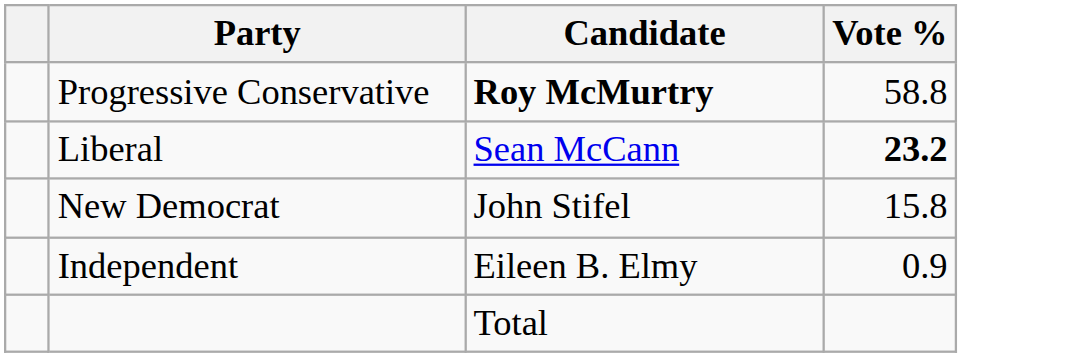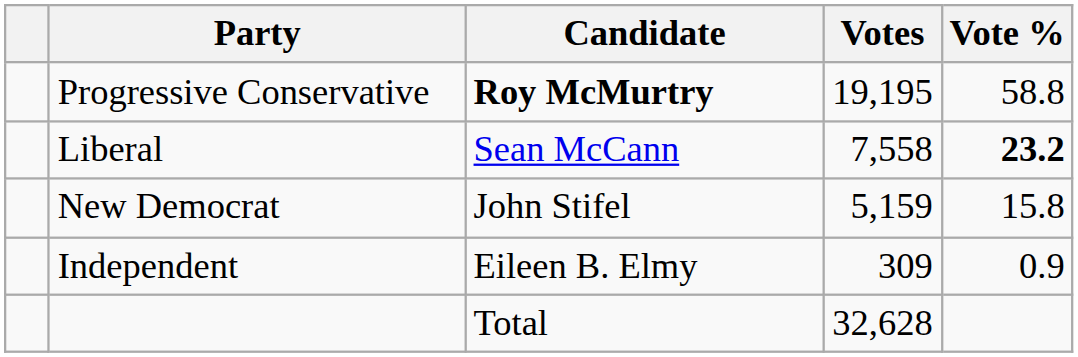+ column: (883, 33)
